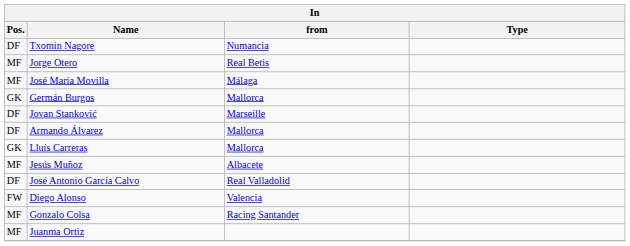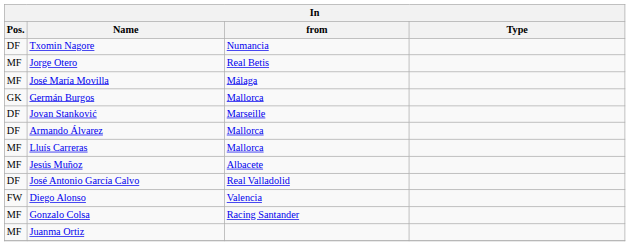(14, 148) GK -> (14, 148) MF
